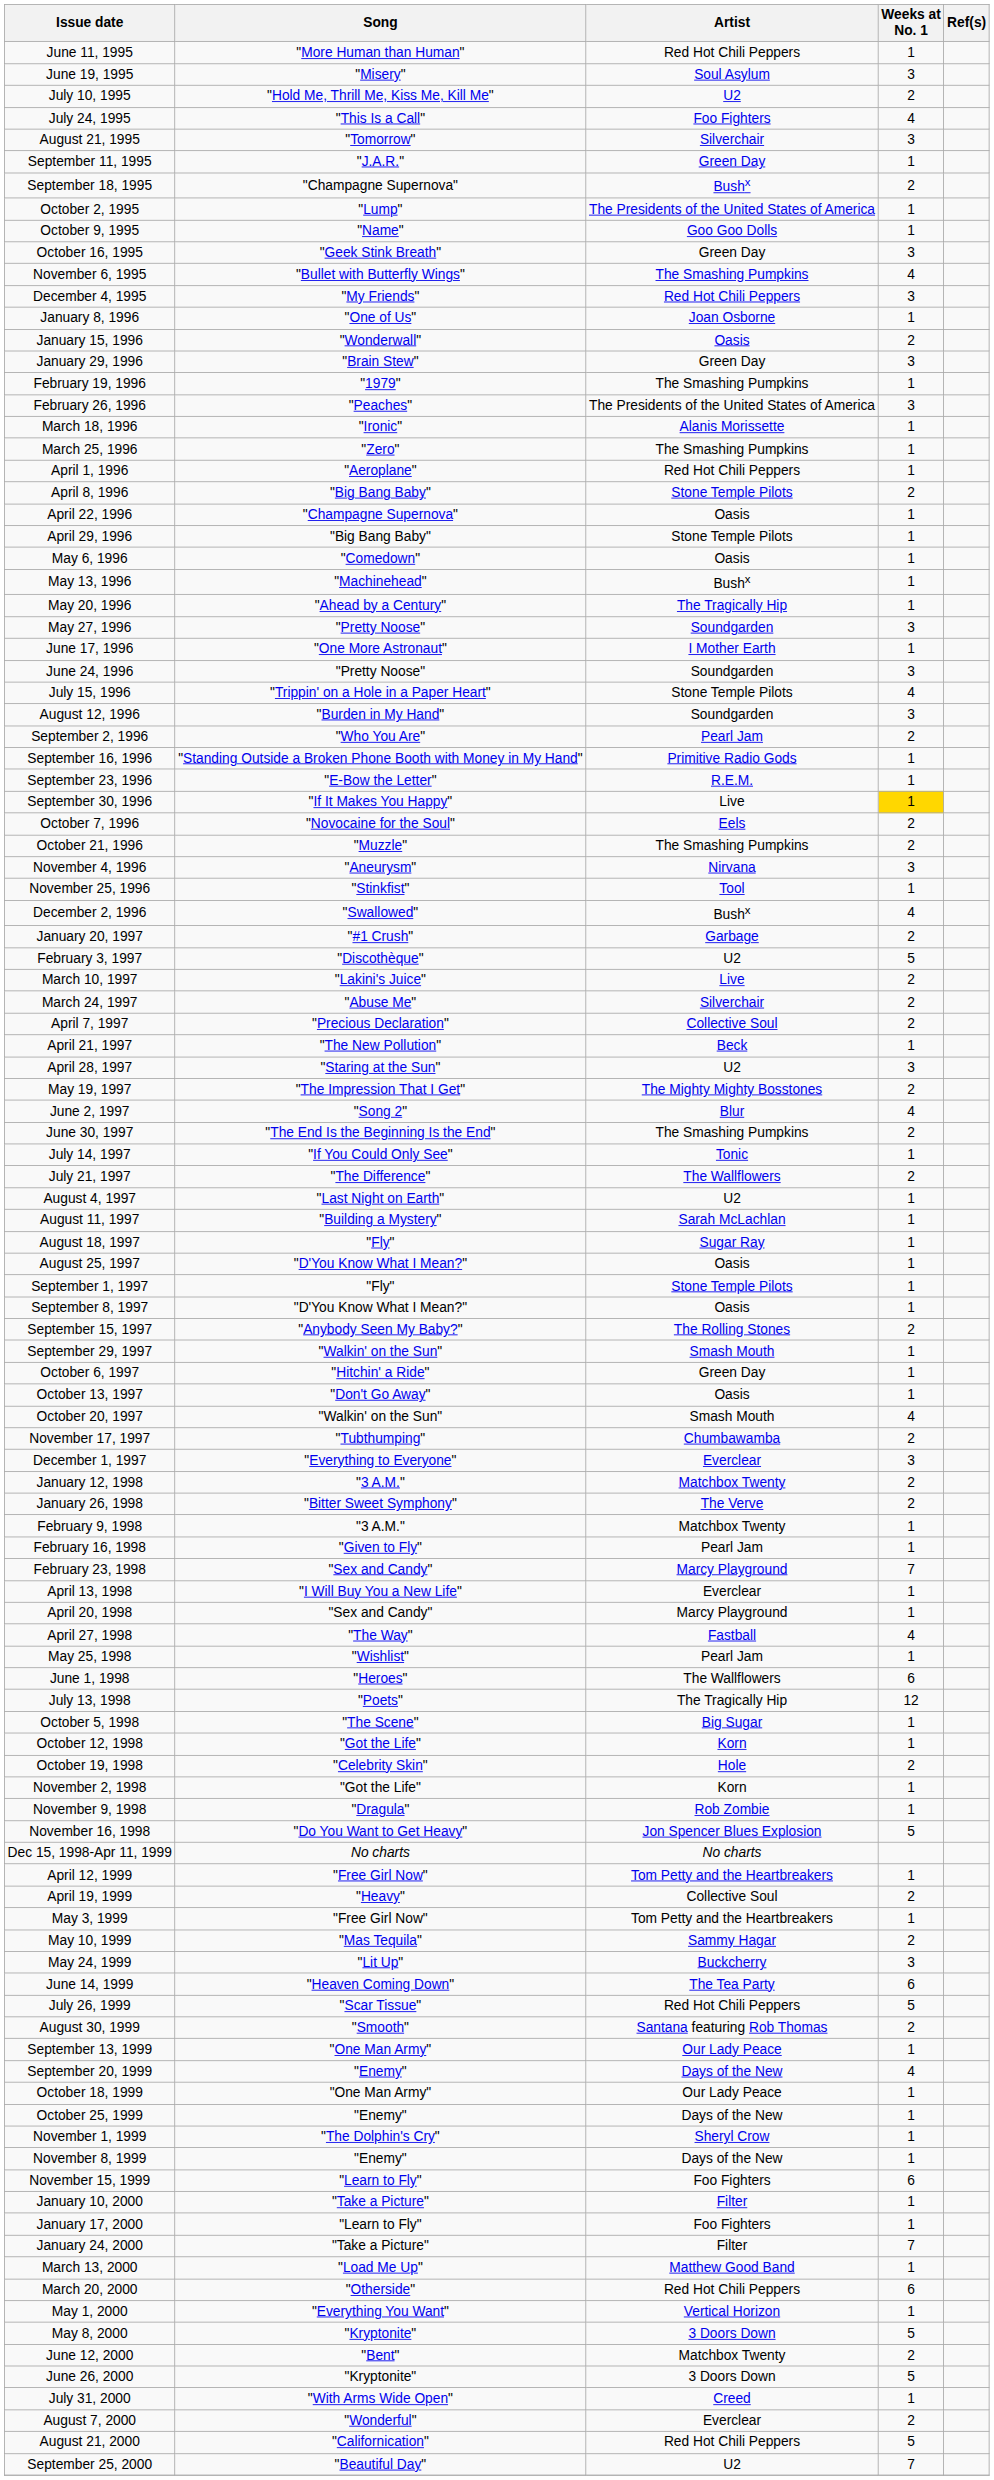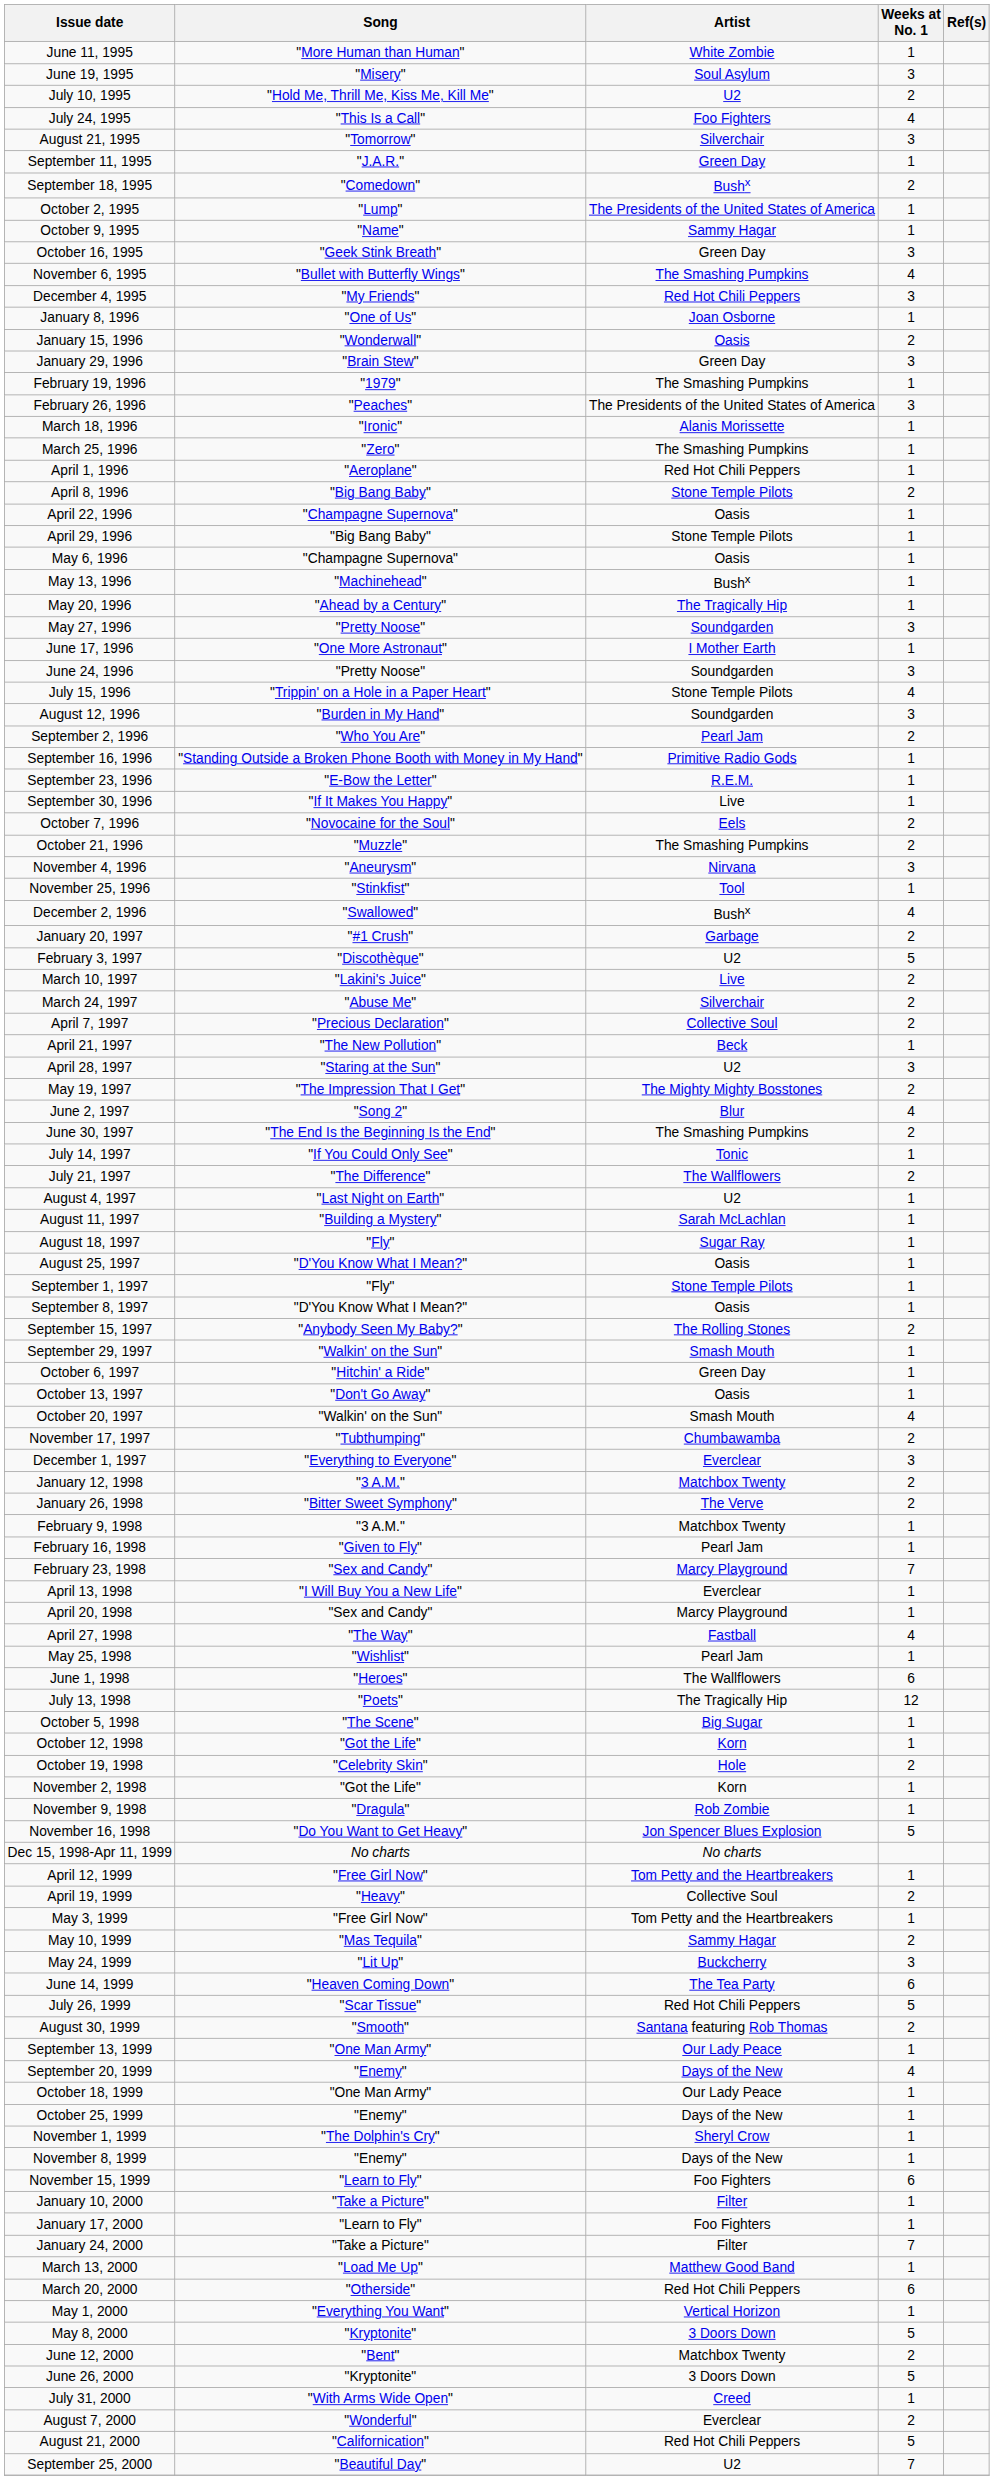(732, 52) Red Hot Chili Peppers -> (732, 52) White Zombie
(380, 185) "Champagne Supernova" -> (380, 185) "Comedown"
(732, 231) Goo Goo Dolls -> (732, 231) Sammy Hagar
(380, 558) "Comedown" -> (380, 558) "Champagne Supernova"
(911, 802) gold background -> (911, 802) no background
